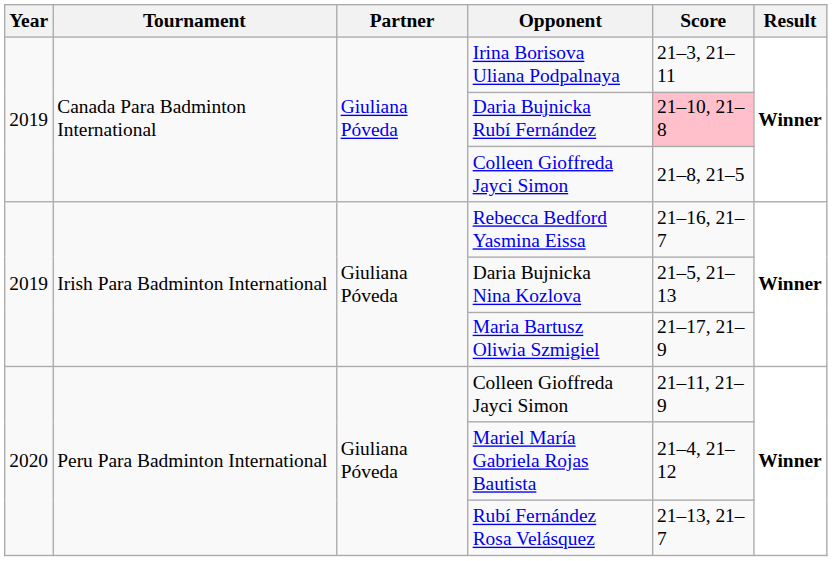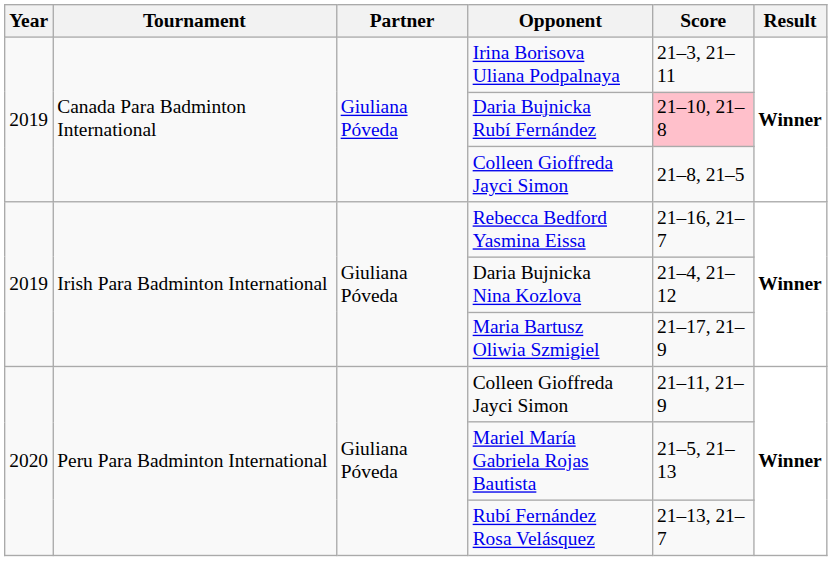(696, 284) 21–5, 21–13 -> (696, 284) 21–4, 21–12
(696, 461) 21–4, 21–12 -> (696, 461) 21–5, 21–13
